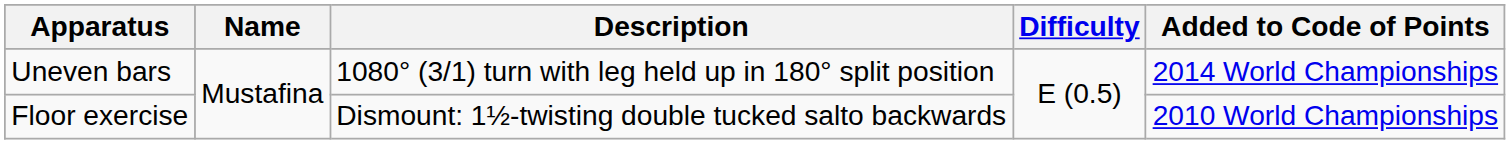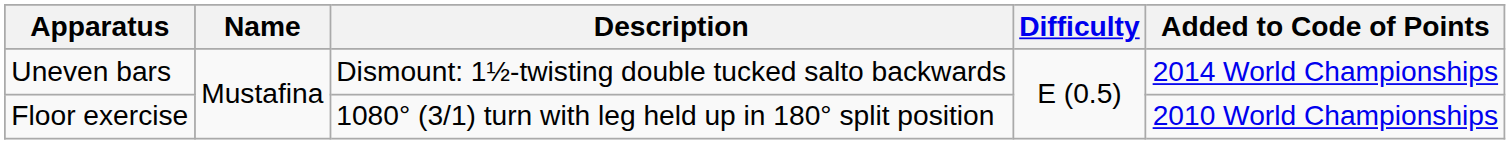(665, 71) 1080° (3/1) turn with leg held up in 180° split position -> (671, 71) Dismount: 1½-twisting double tucked salto backwards
(671, 116) Dismount: 1½-twisting double tucked salto backwards -> (665, 116) 1080° (3/1) turn with leg held up in 180° split position
